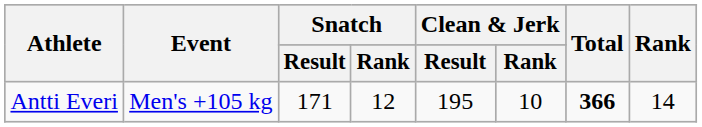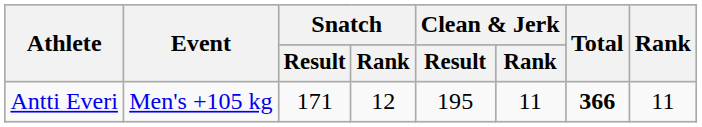(530, 101) 10 -> (530, 101) 11
(663, 101) 14 -> (663, 101) 11
